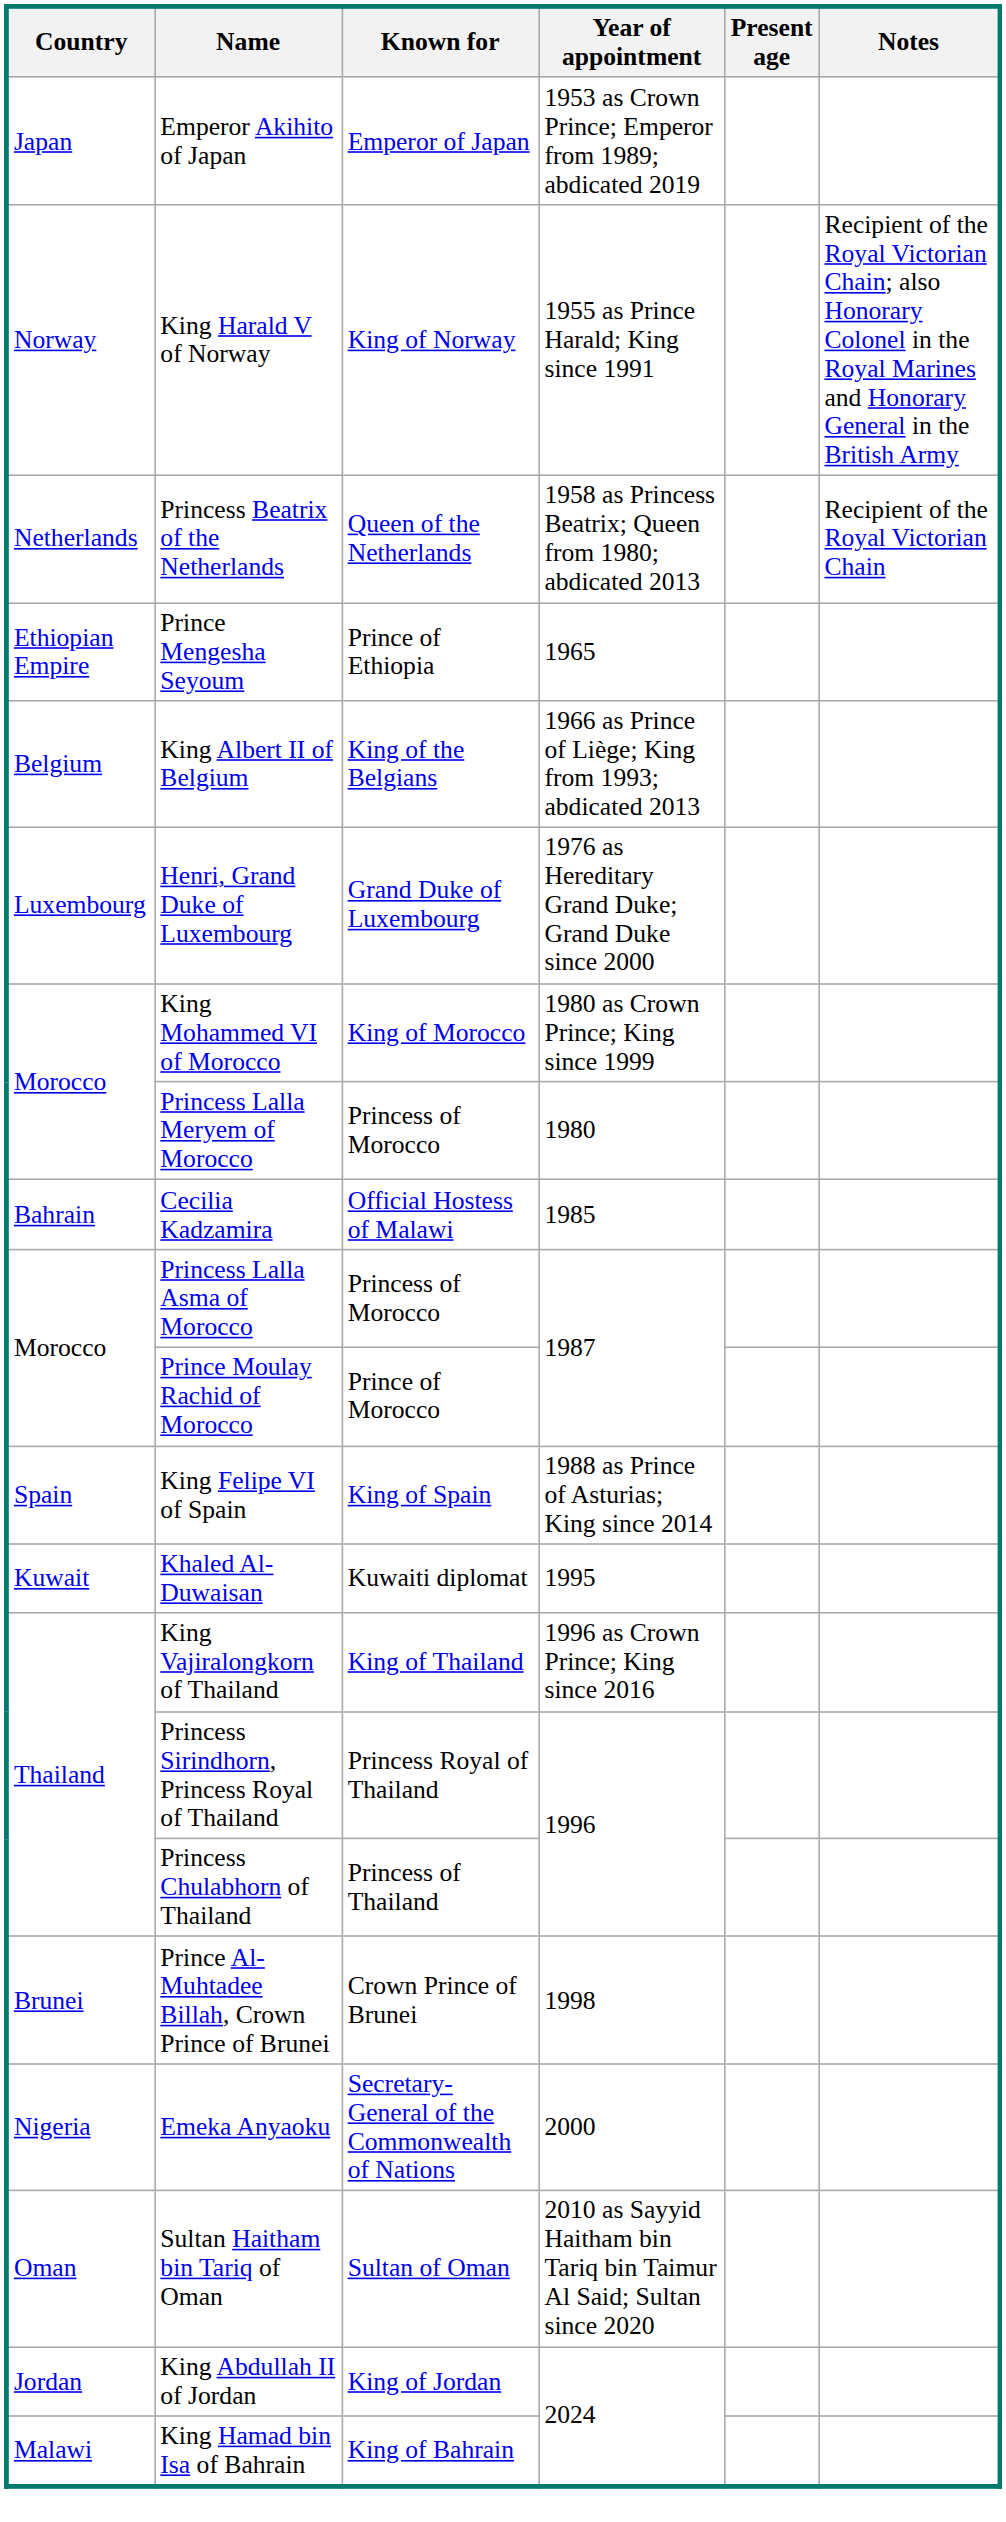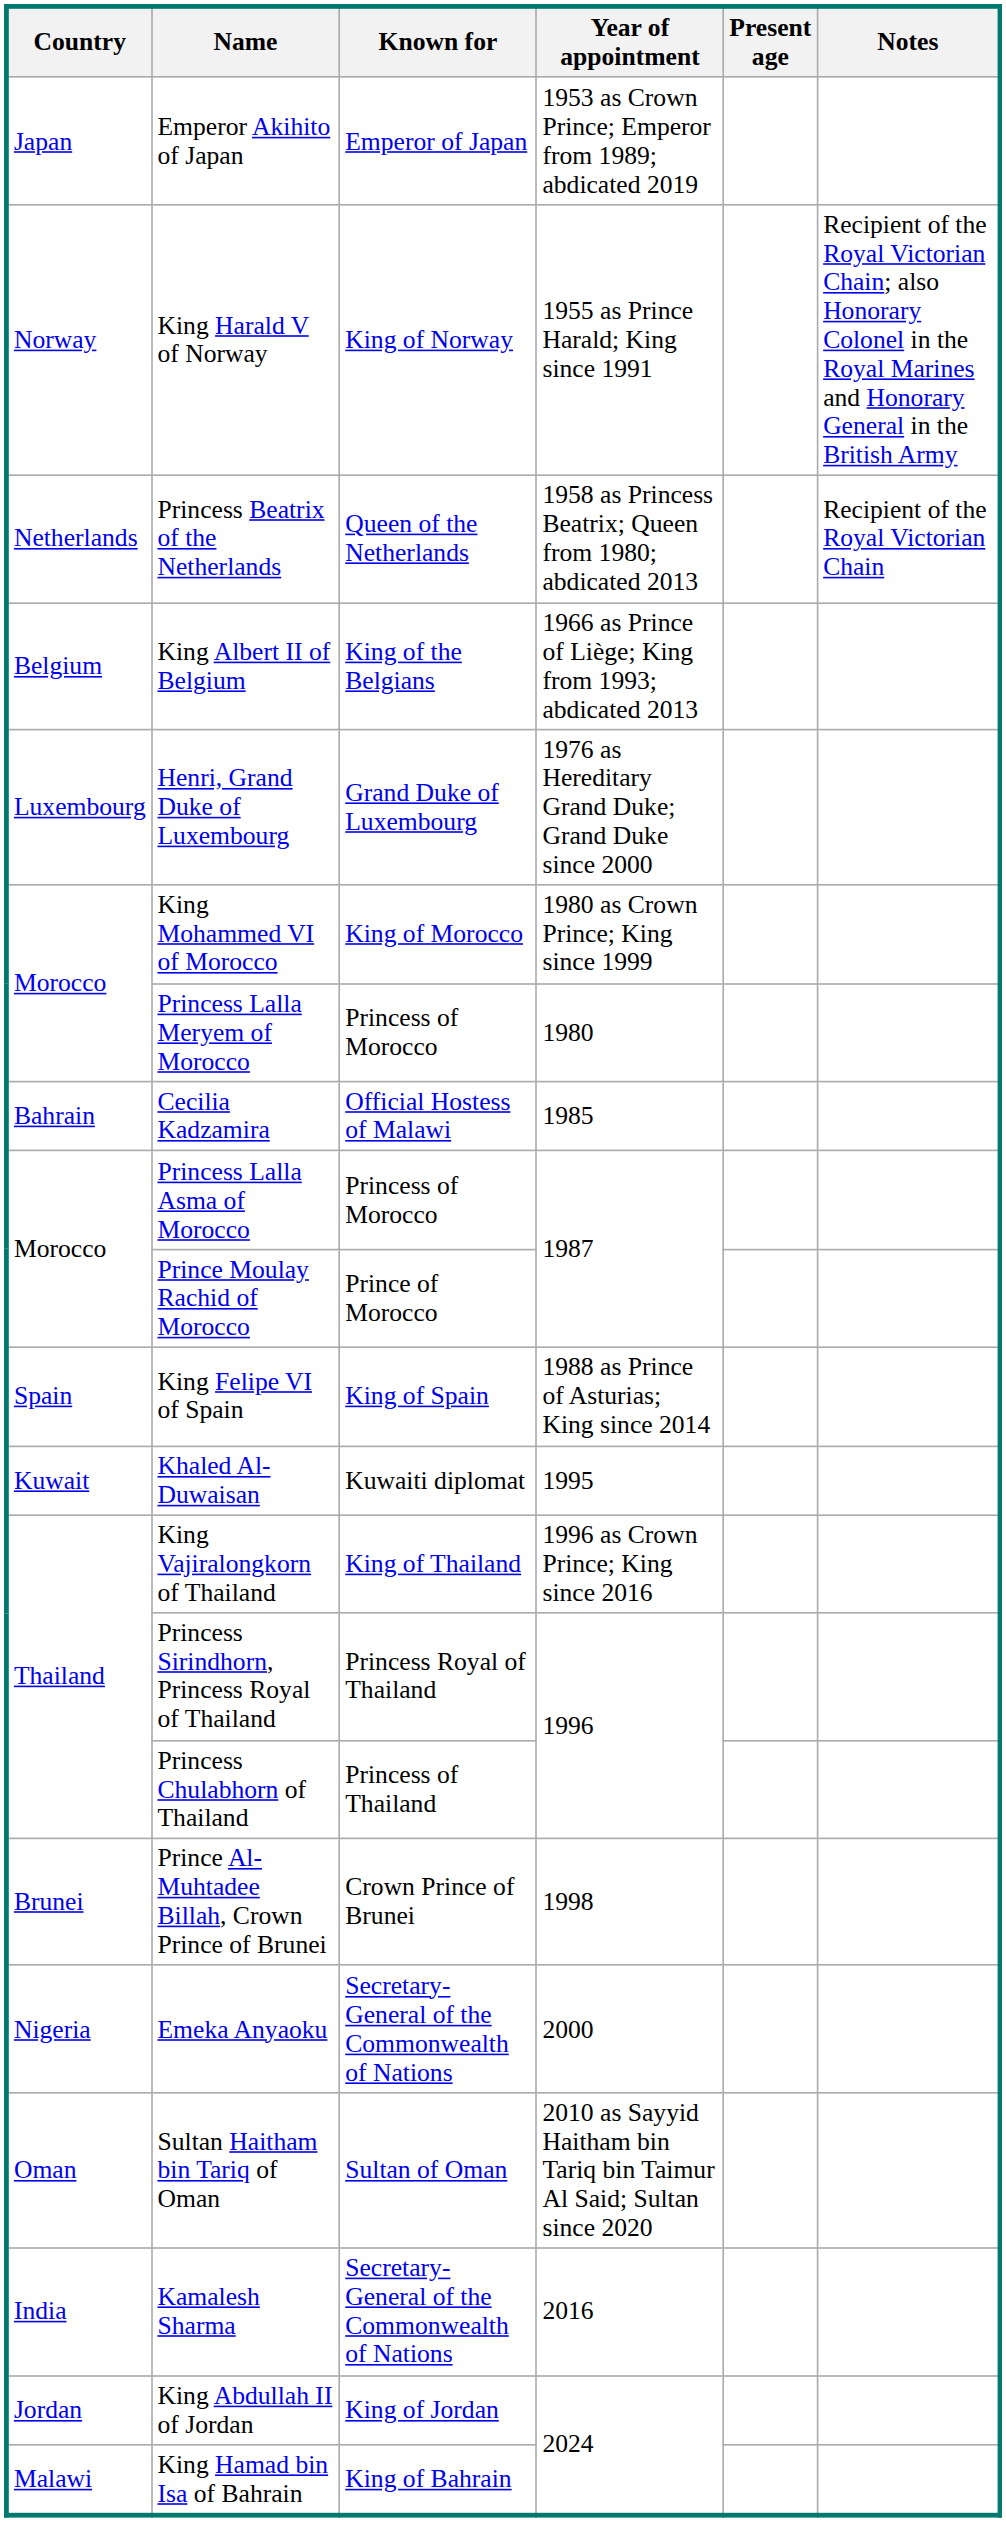- row: (213, 651)
+ row: (209, 2311)
